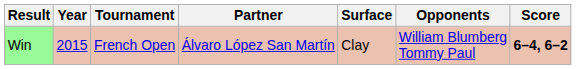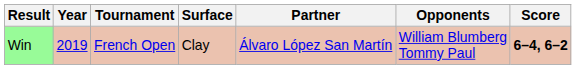columns swapped: (367, 15) <-> (258, 15)
(72, 45) 2015 -> (72, 45) 2019
